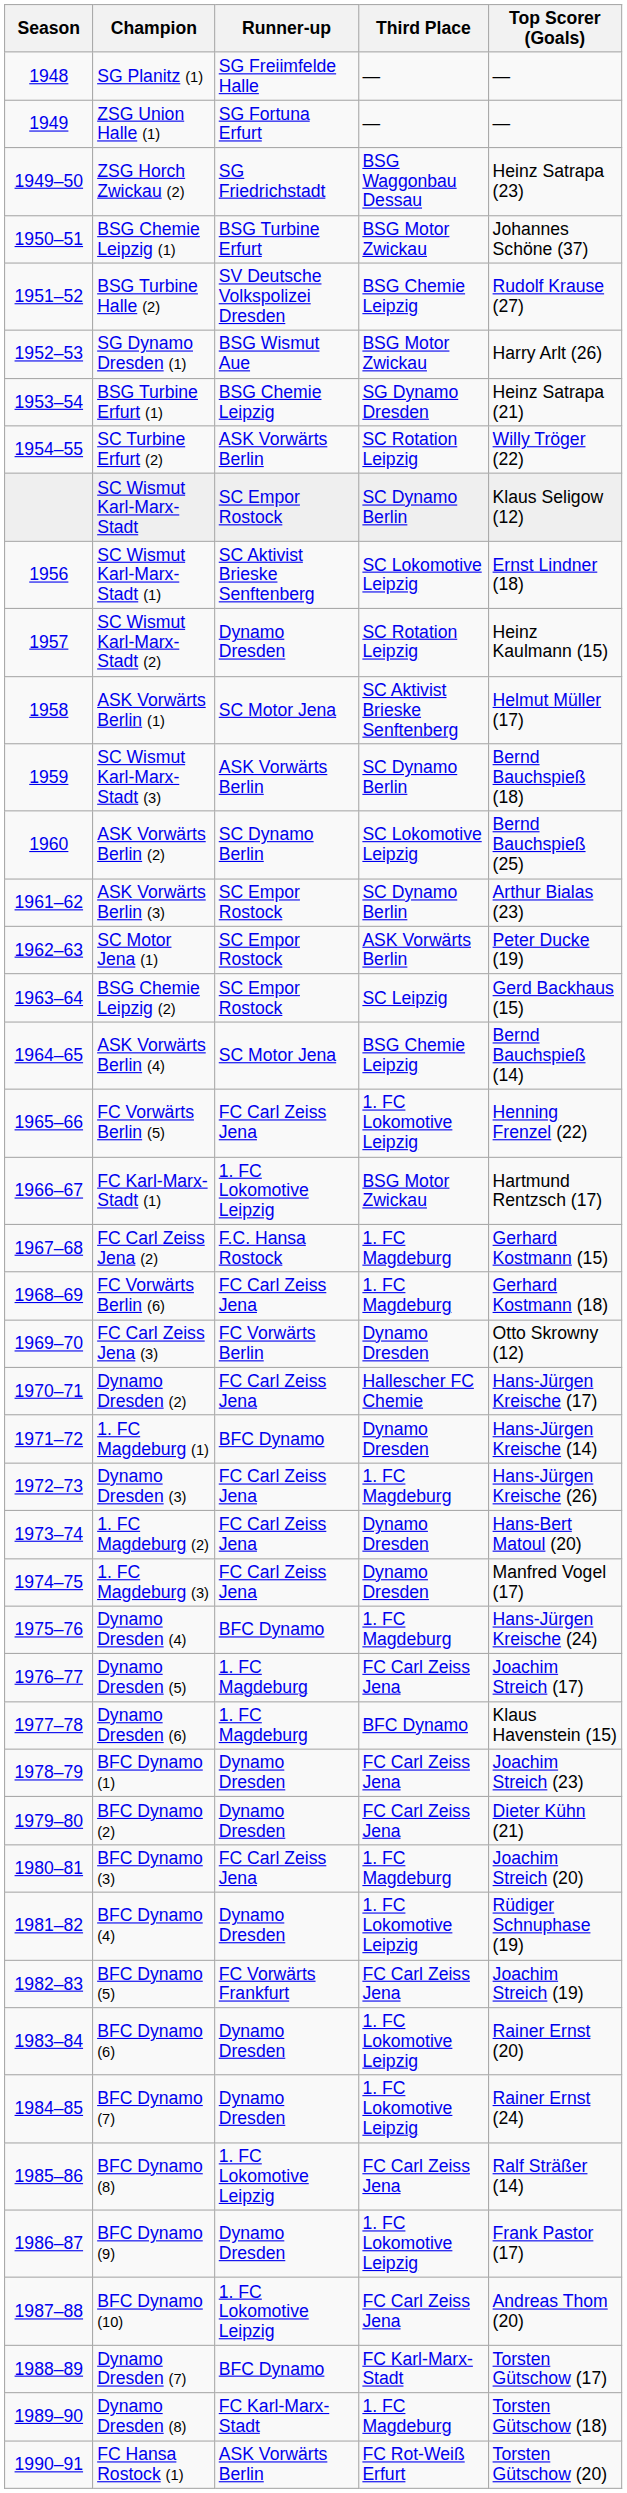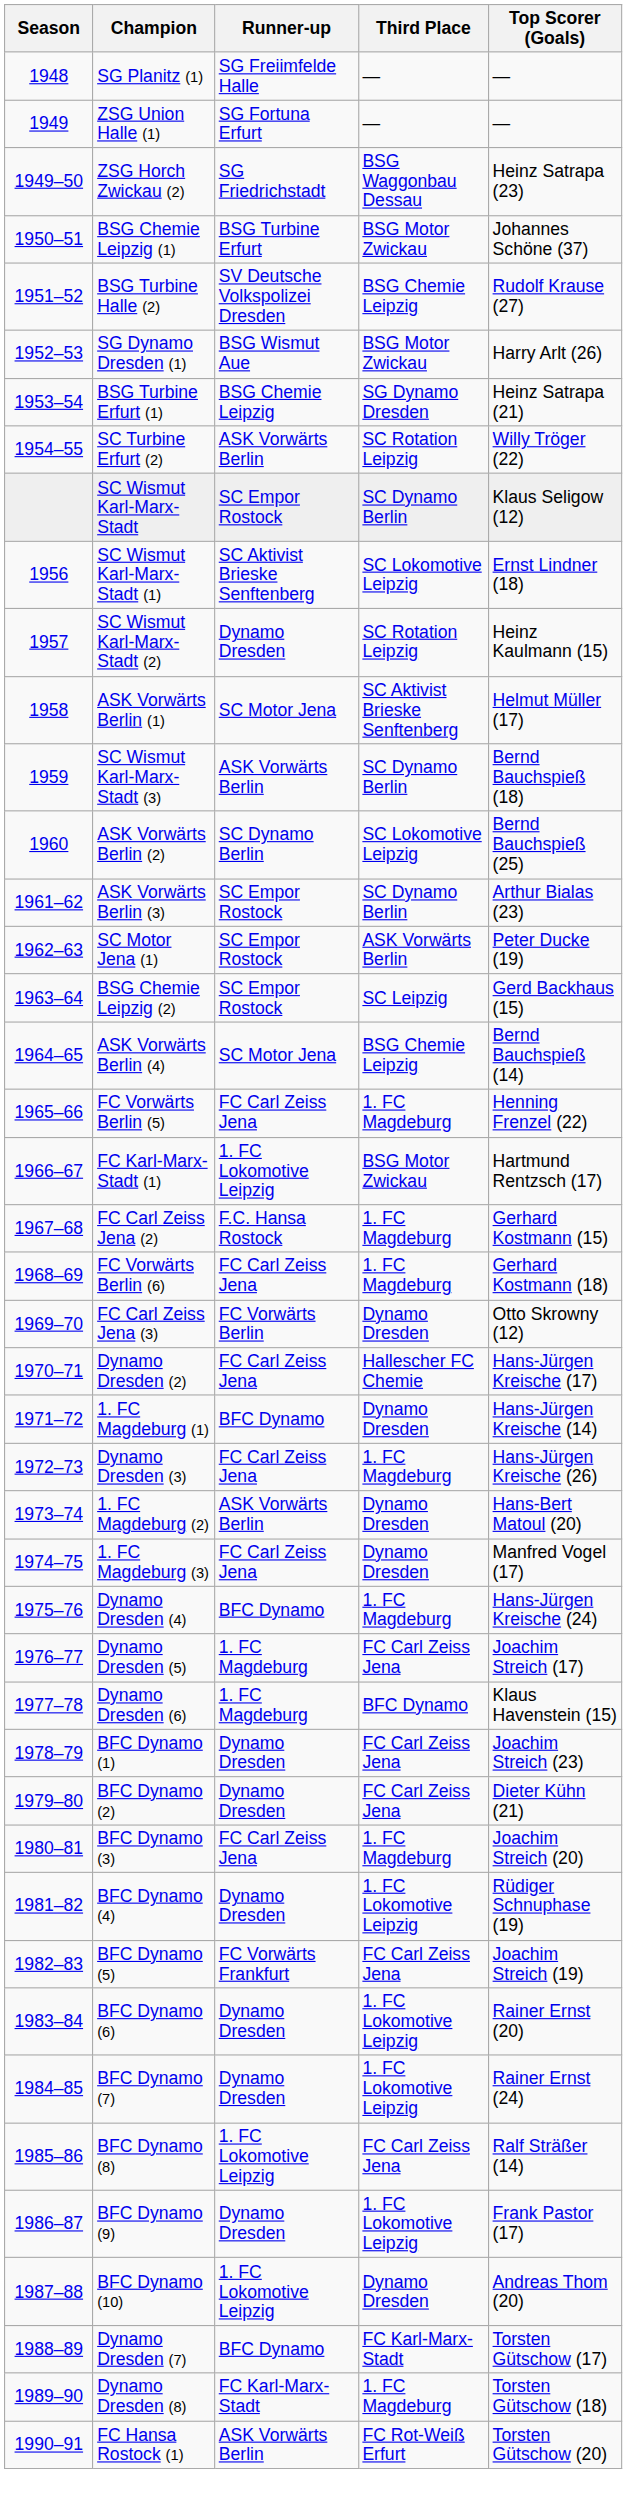(407, 1122) 1. FC Lokomotive Leipzig -> (407, 1113) 1. FC Magdeburg
(273, 1534) FC Carl Zeiss Jena -> (273, 1514) ASK Vorwärts Berlin
(416, 2311) FC Carl Zeiss Jena -> (396, 2291) Dynamo Dresden
